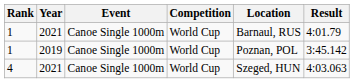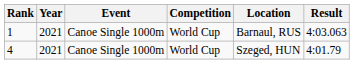(324, 31) 4:01.79 -> (327, 31) 4:03.063
- row: (10, 50)
(327, 68) 4:03.063 -> (324, 50) 4:01.79
